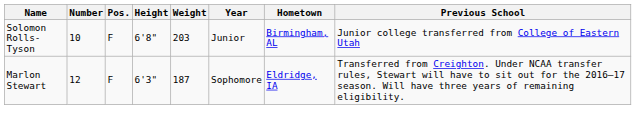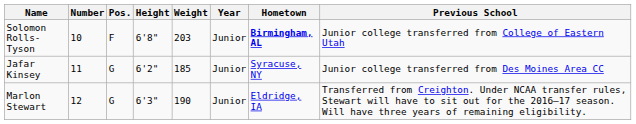(297, 38) normal -> (282, 38) bold
+ row: (23, 69)
(110, 80) F -> (112, 101) G
(181, 80) 187 -> (183, 101) 190
(236, 80) Sophomore -> (229, 101) Junior
